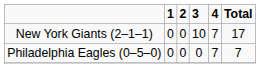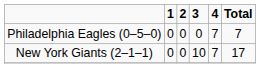rows swapped: (84, 53) <-> (84, 33)
